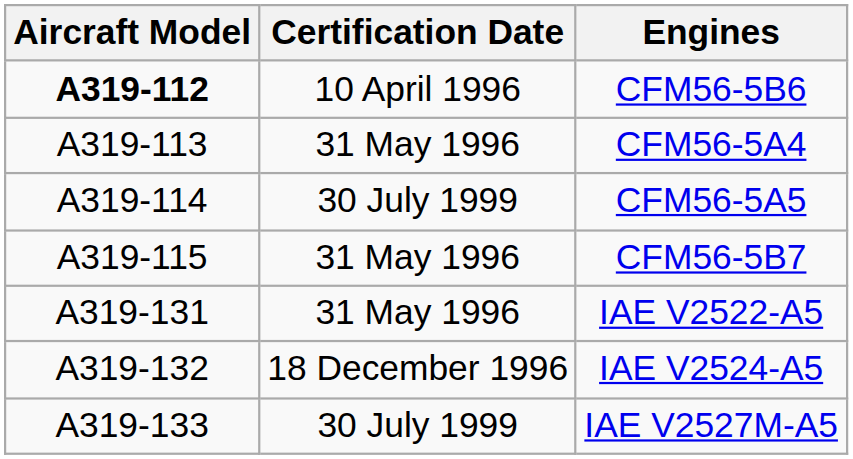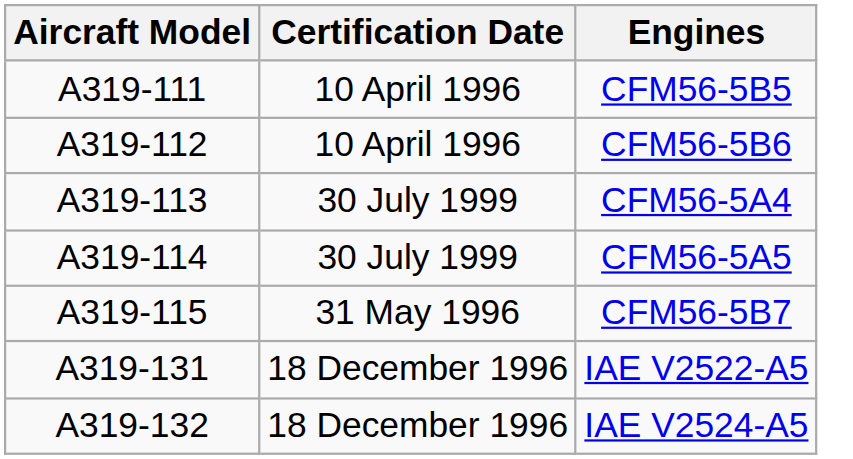+ row: (696, 88)
(132, 88) bold -> (132, 144) normal
(418, 144) 31 May 1996 -> (418, 200) 30 July 1999
(418, 312) 31 May 1996 -> (418, 369) 18 December 1996
- row: (711, 425)
